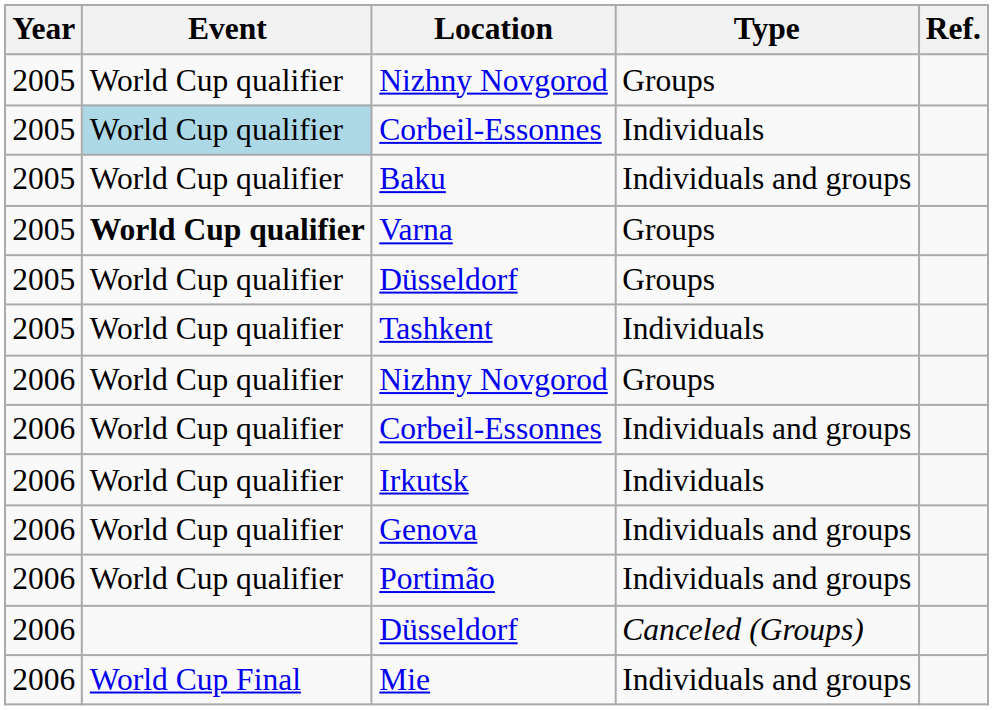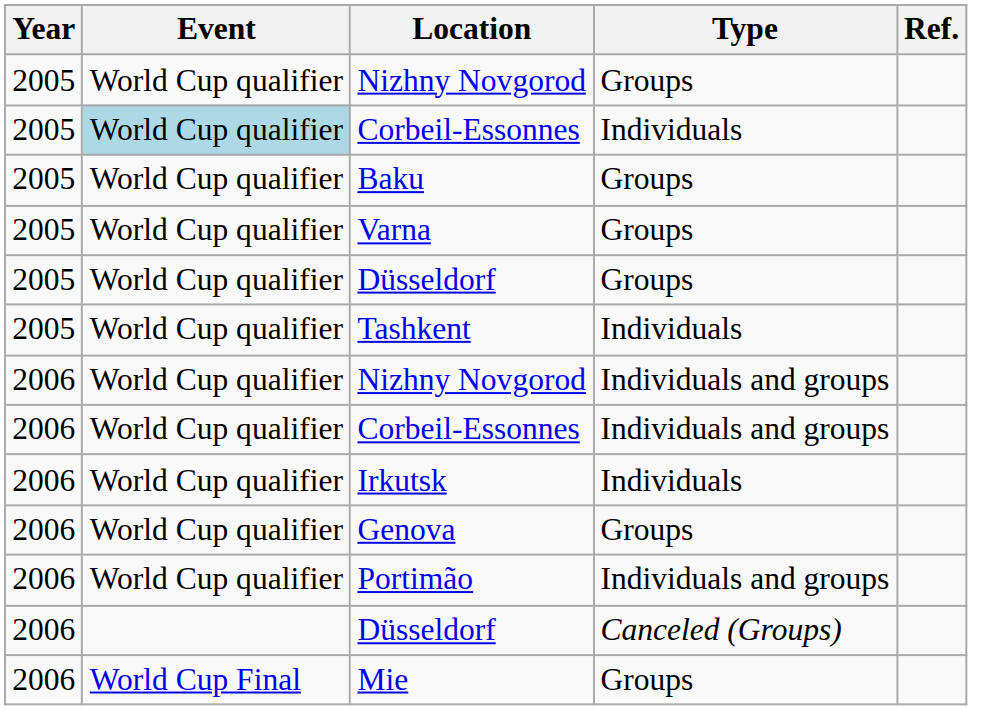(767, 179) Individuals and groups -> (647, 179) Groups
(227, 229) bold -> (216, 229) normal
(669, 379) Groups -> (745, 379) Individuals and groups
(767, 529) Individuals and groups -> (647, 529) Groups
(767, 679) Individuals and groups -> (647, 679) Groups
